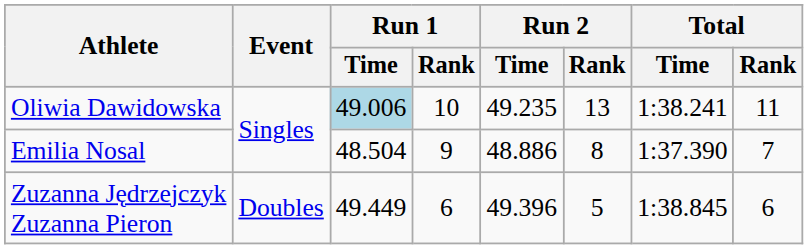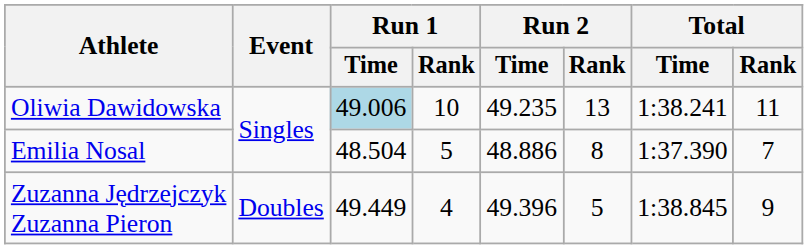(446, 150) 9 -> (446, 150) 5
(446, 207) 6 -> (446, 207) 4
(768, 207) 6 -> (768, 207) 9
